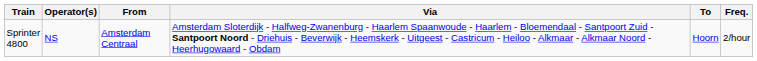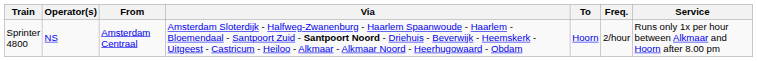+ column: (692, 12)
